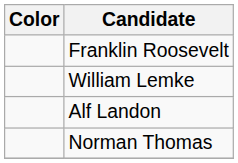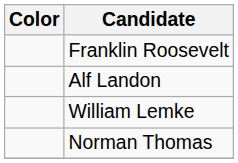rows swapped: (115, 111) <-> (131, 81)
